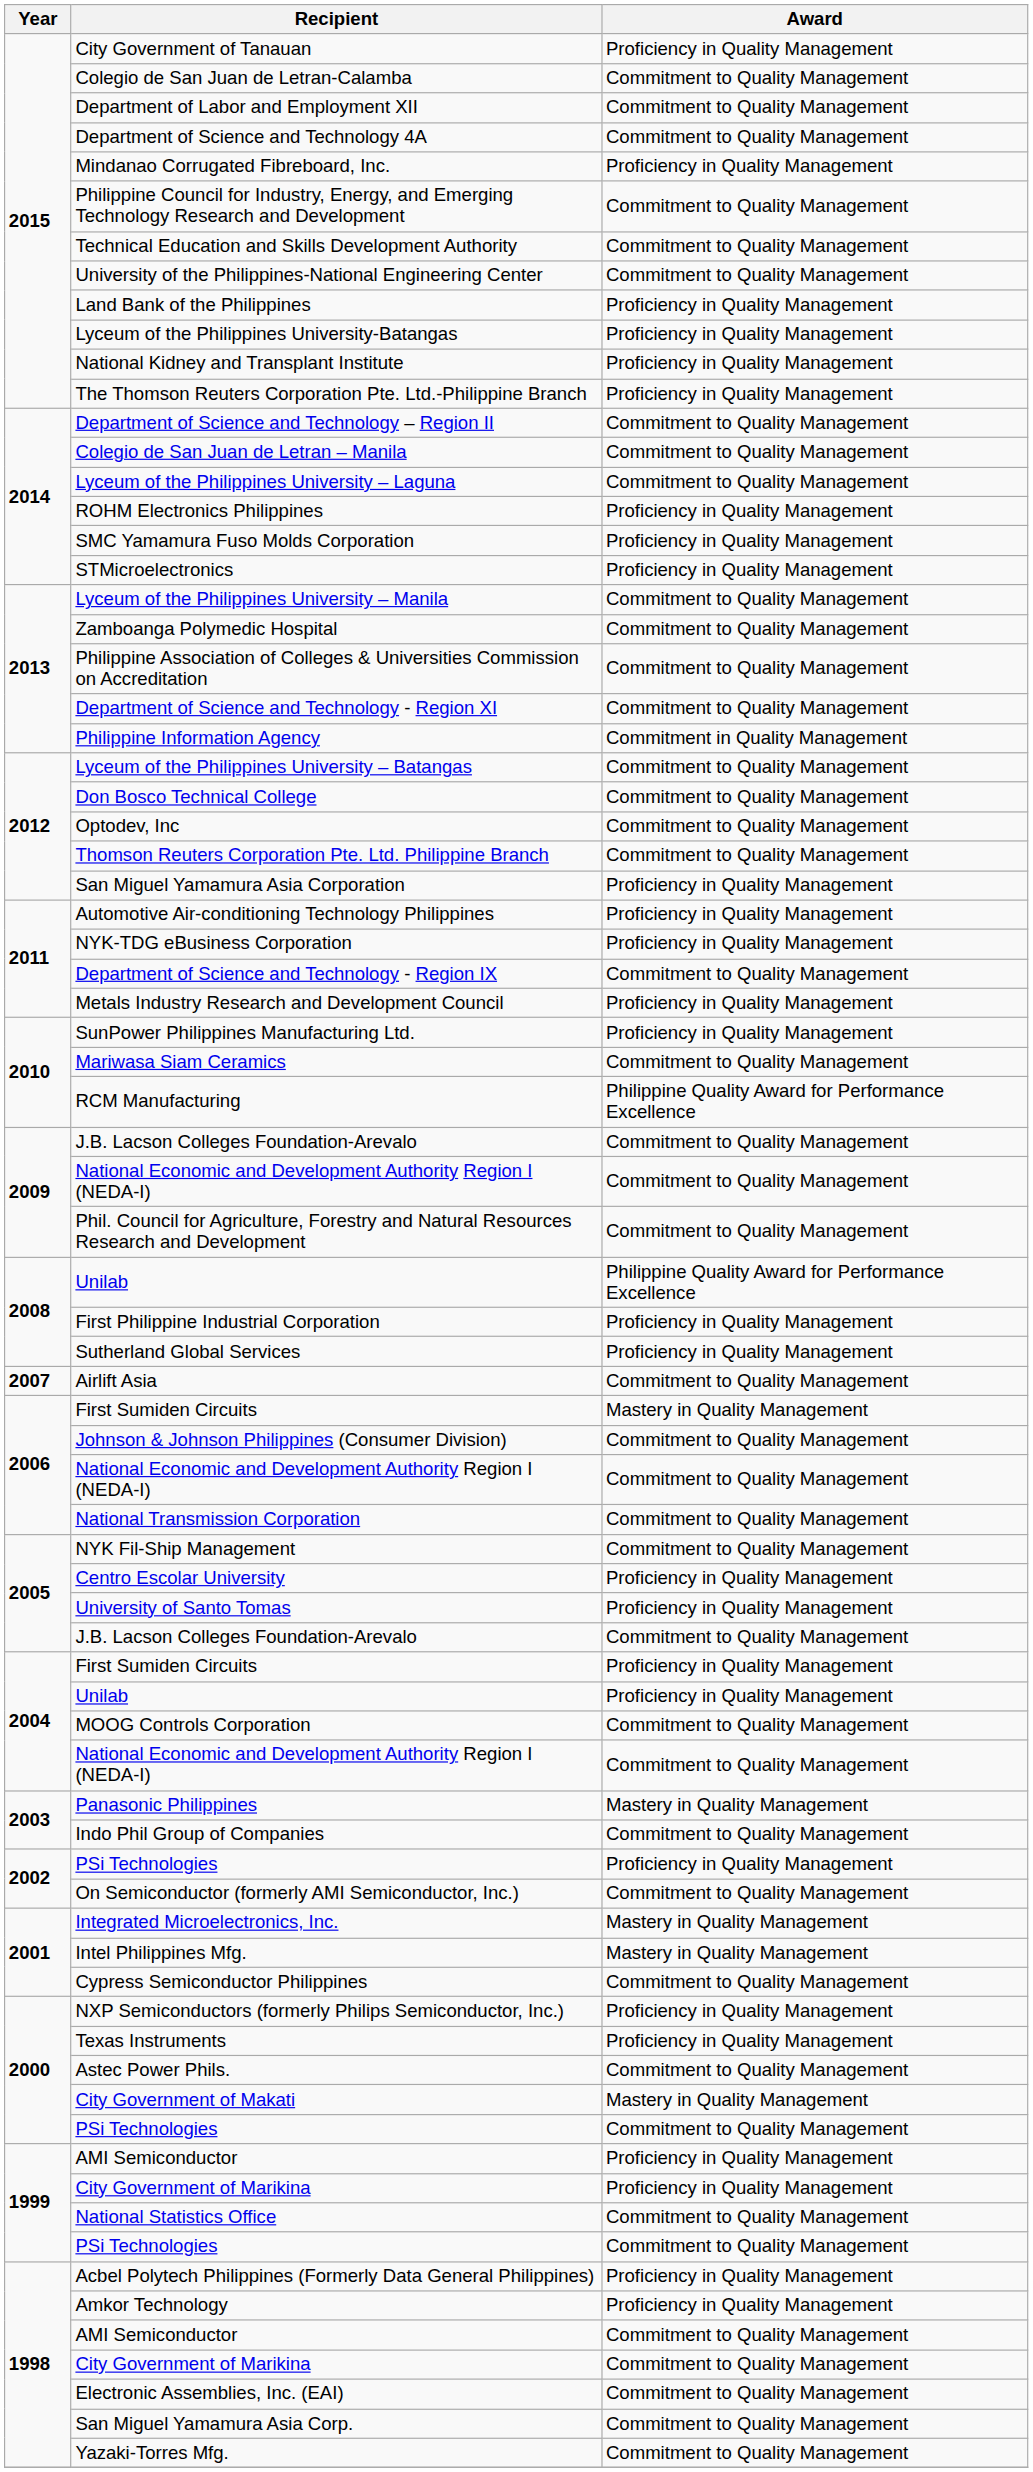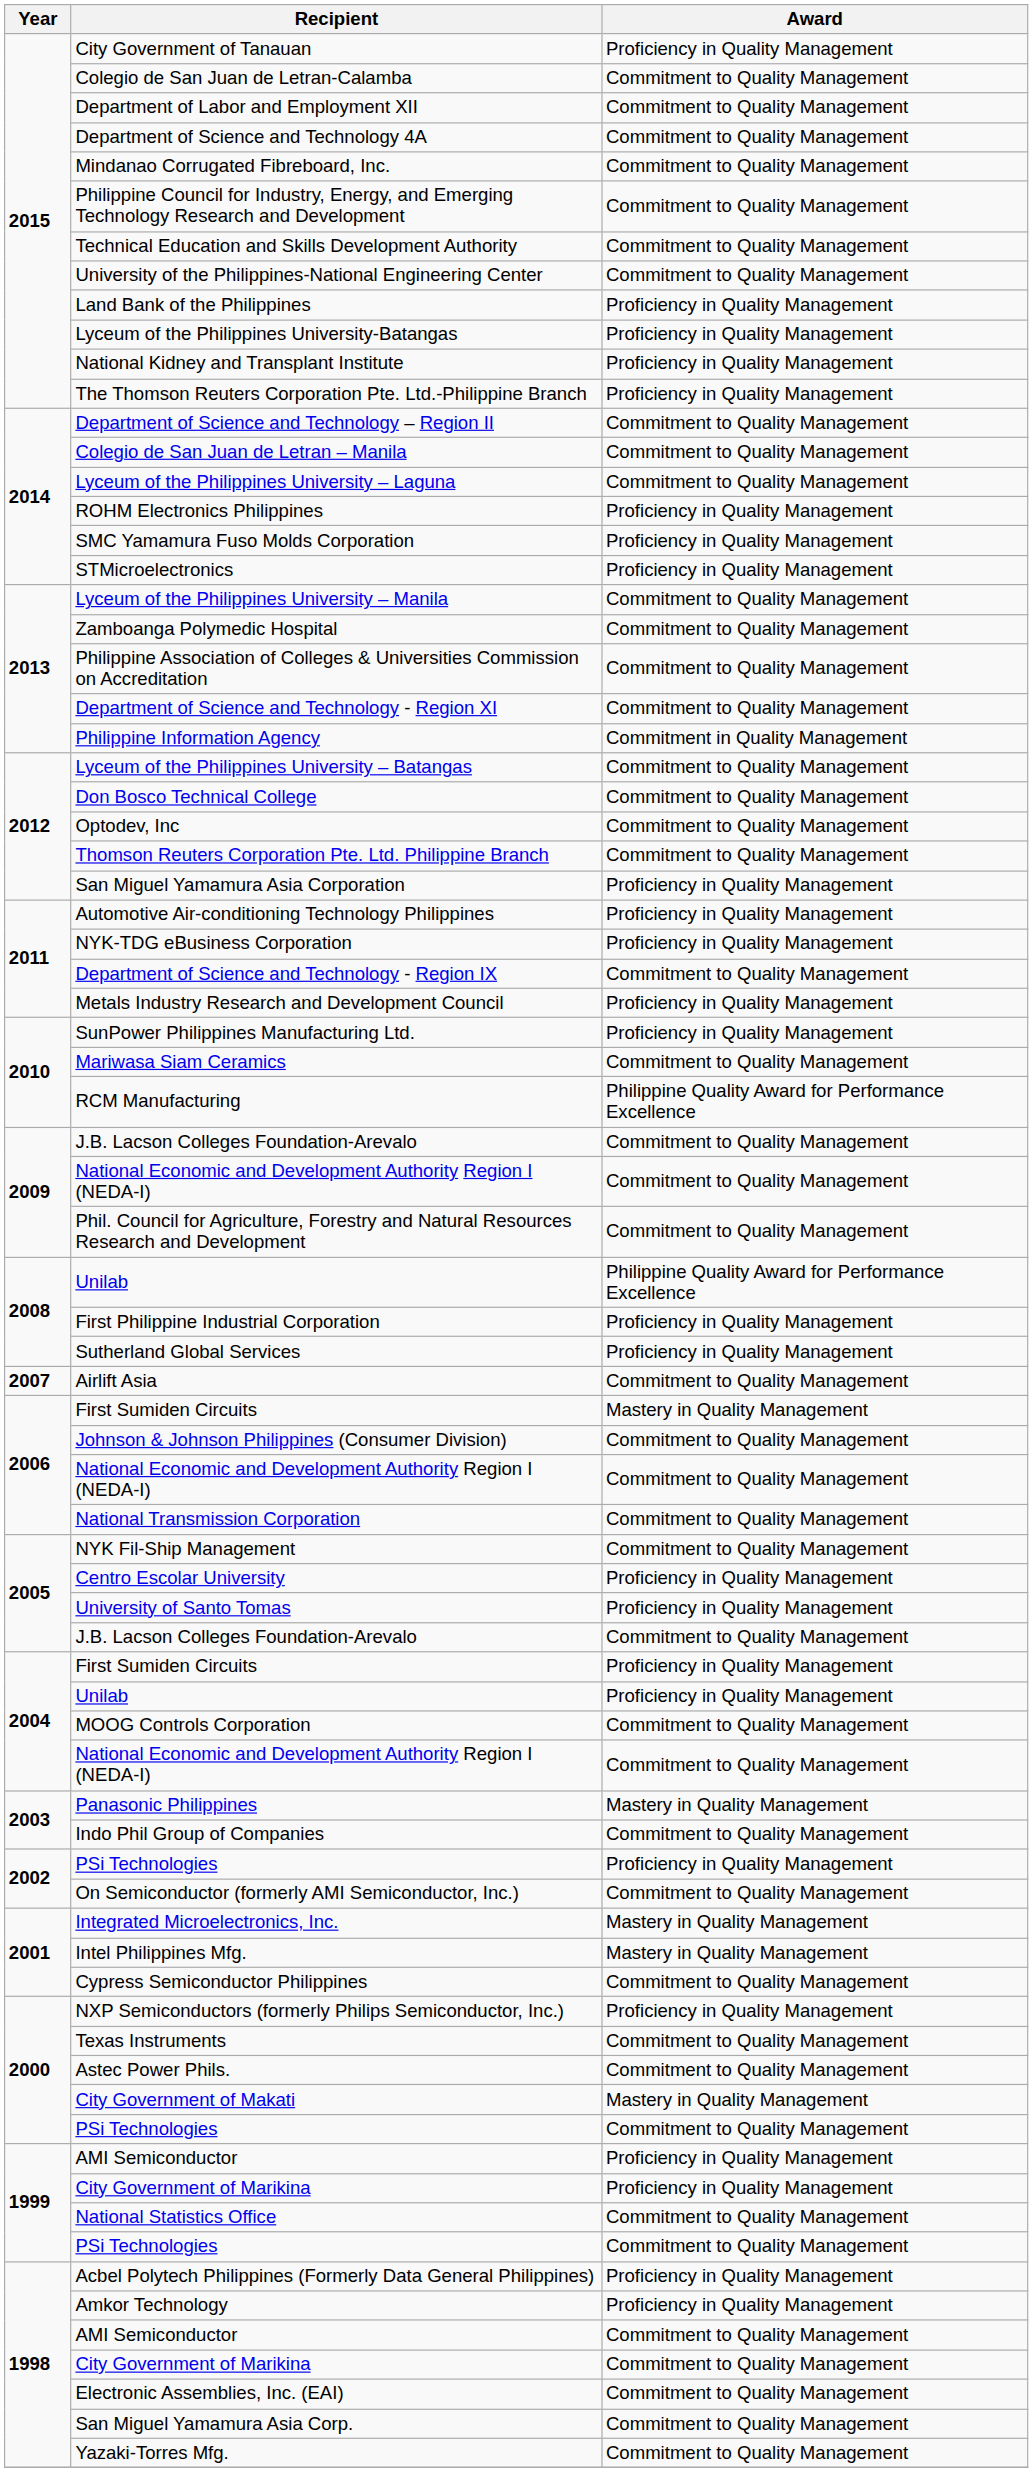(749, 166) Proficiency in Quality Management -> (757, 166) Commitment to Quality Management
(749, 2040) Proficiency in Quality Management -> (757, 2040) Commitment to Quality Management
